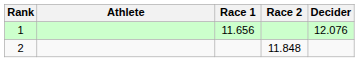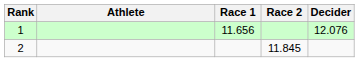(284, 48) 11.848 -> (284, 48) 11.845
